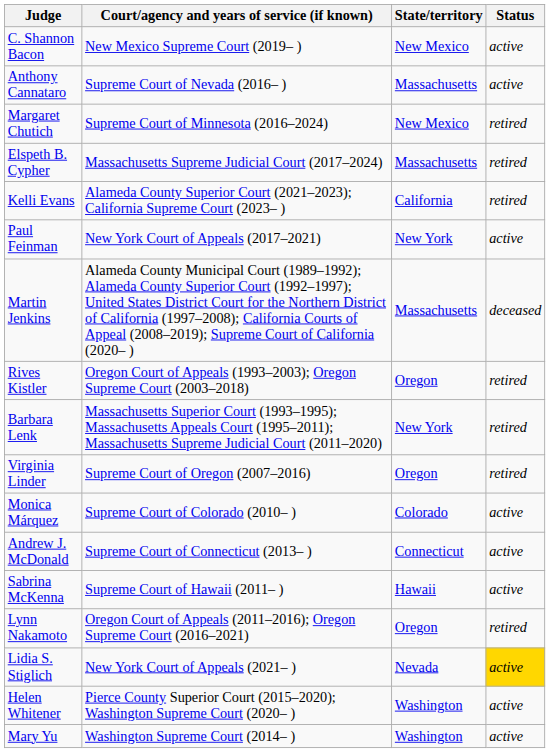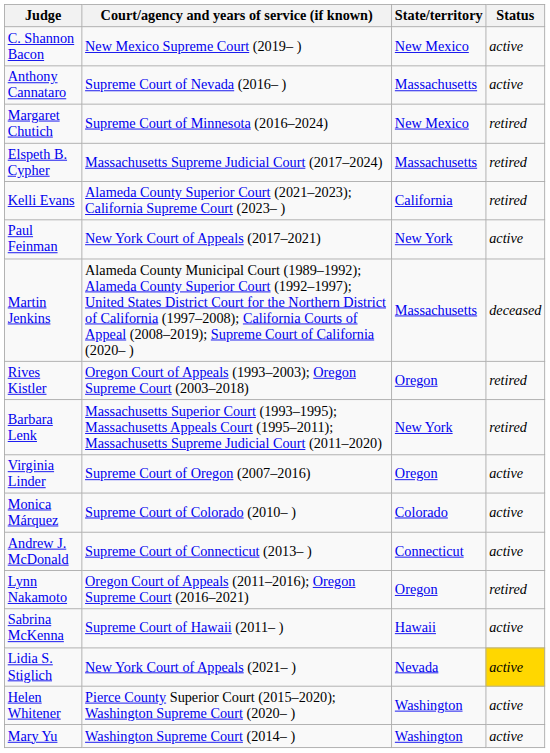(508, 473) retired -> (506, 473) active
rows swapped: (36, 589) <-> (37, 628)
